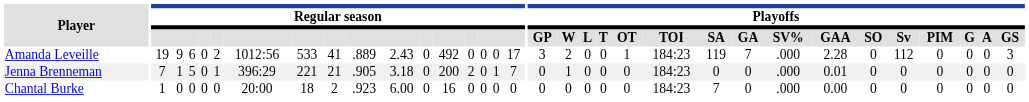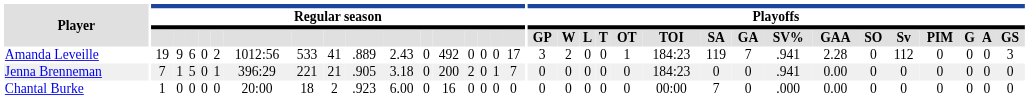(788, 55) .000 -> (788, 55) .941
(569, 72) 1 -> (569, 72) 0
(788, 72) .000 -> (788, 72) .941
(835, 72) 0.01 -> (835, 72) 0.00
(671, 89) 184:23 -> (671, 89) 00:00
